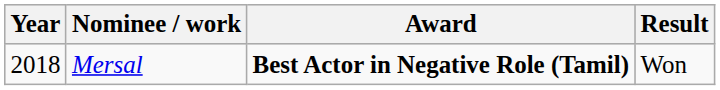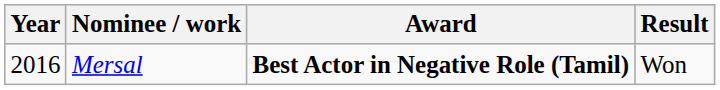(35, 63) 2018 -> (35, 63) 2016
